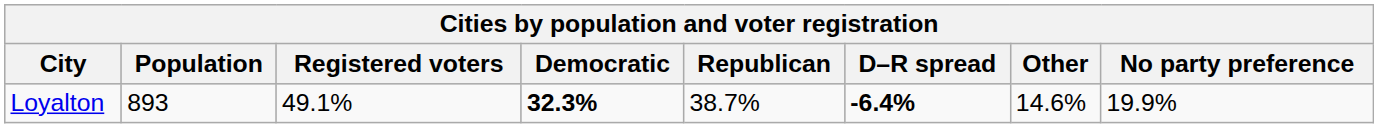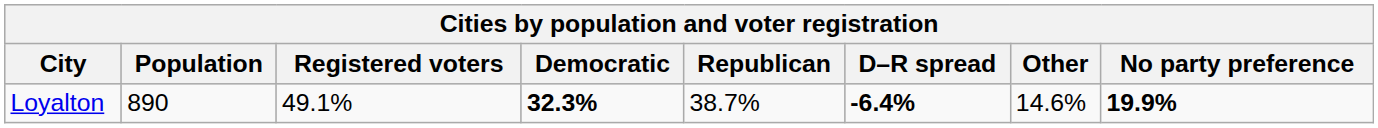(148, 102) 893 -> (148, 102) 890
(1142, 102) normal -> (1142, 102) bold
